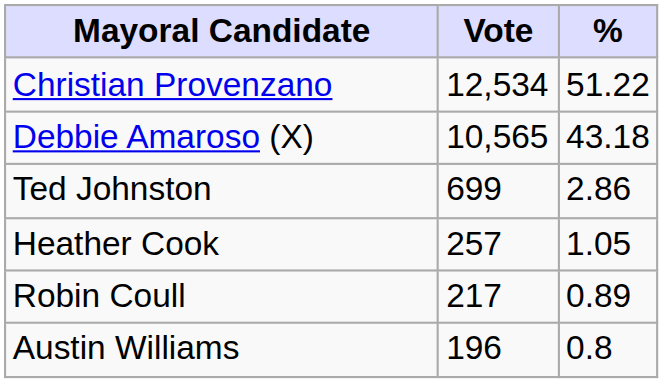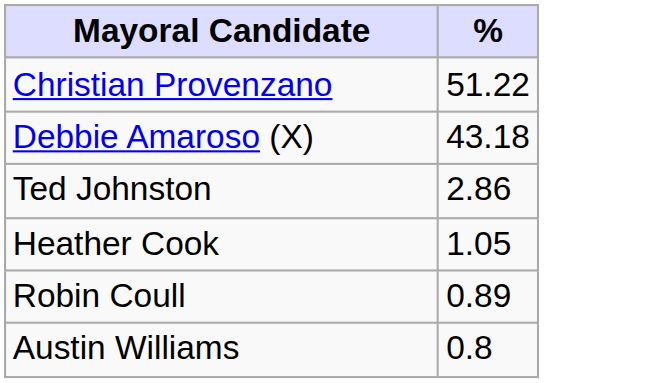- column: (498, 31)
